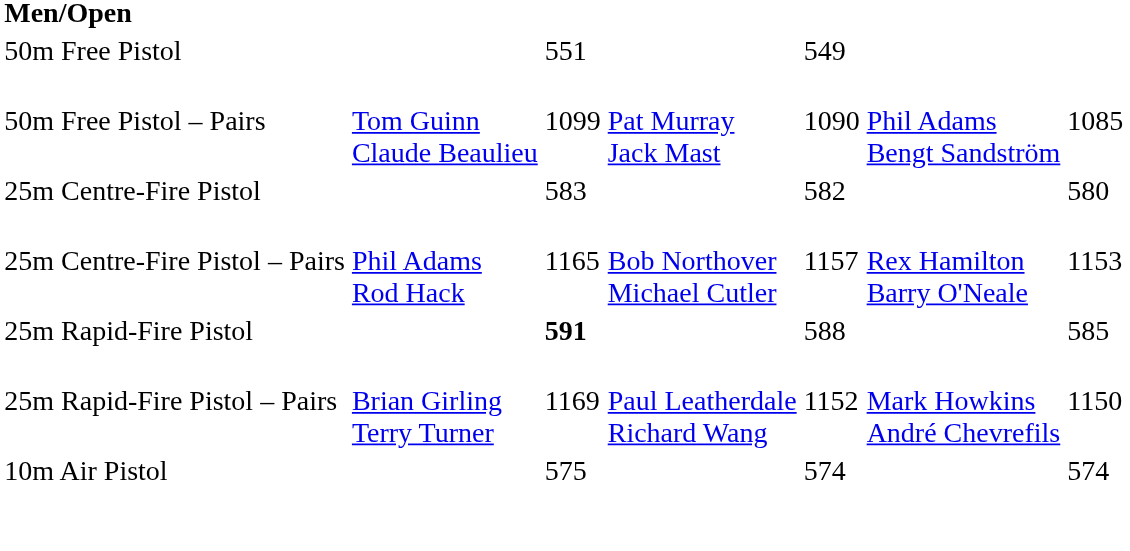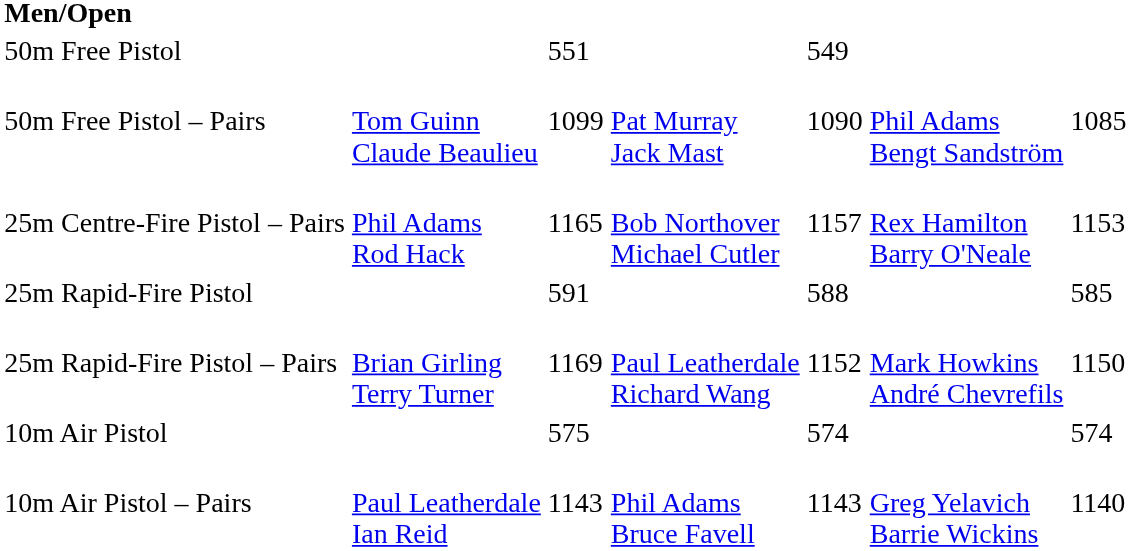- row: (133, 191)
(566, 331) bold -> (569, 292) normal
+ row: (128, 502)
